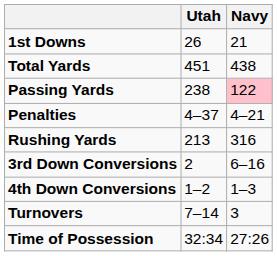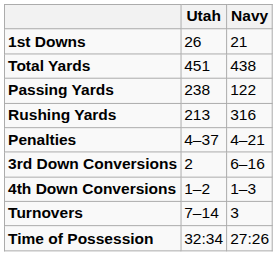(243, 90) pink background -> (243, 90) no background
rows swapped: (62, 139) <-> (42, 115)
